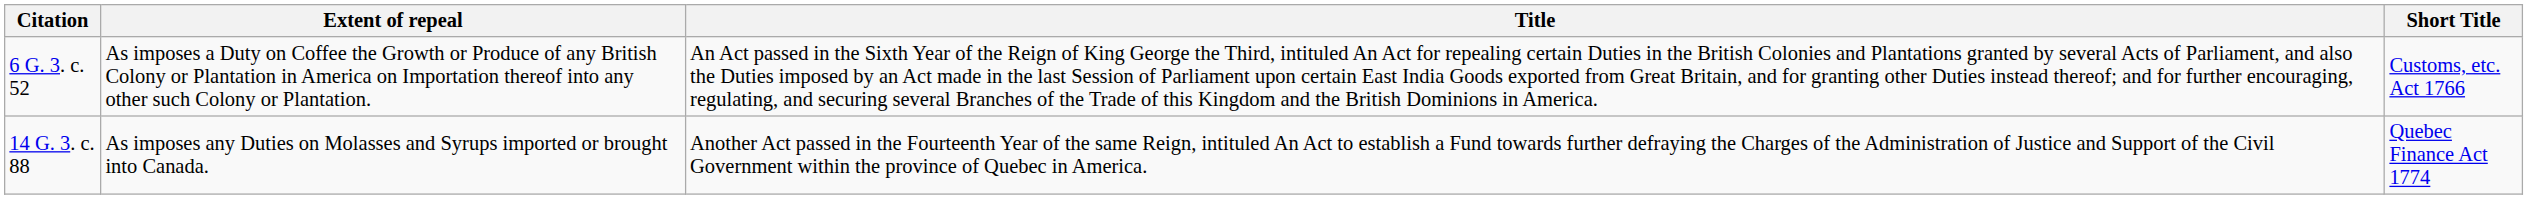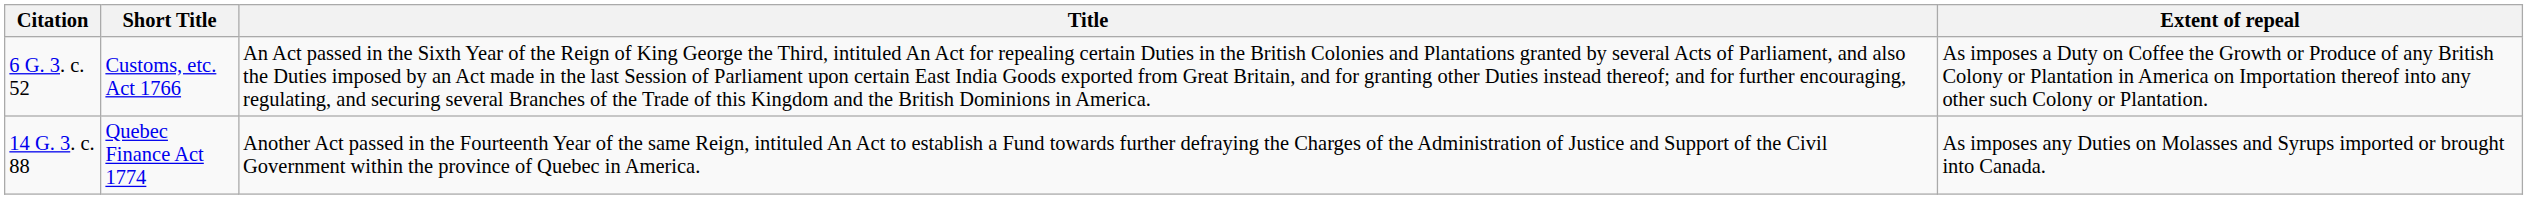columns swapped: (2454, 20) <-> (393, 20)
